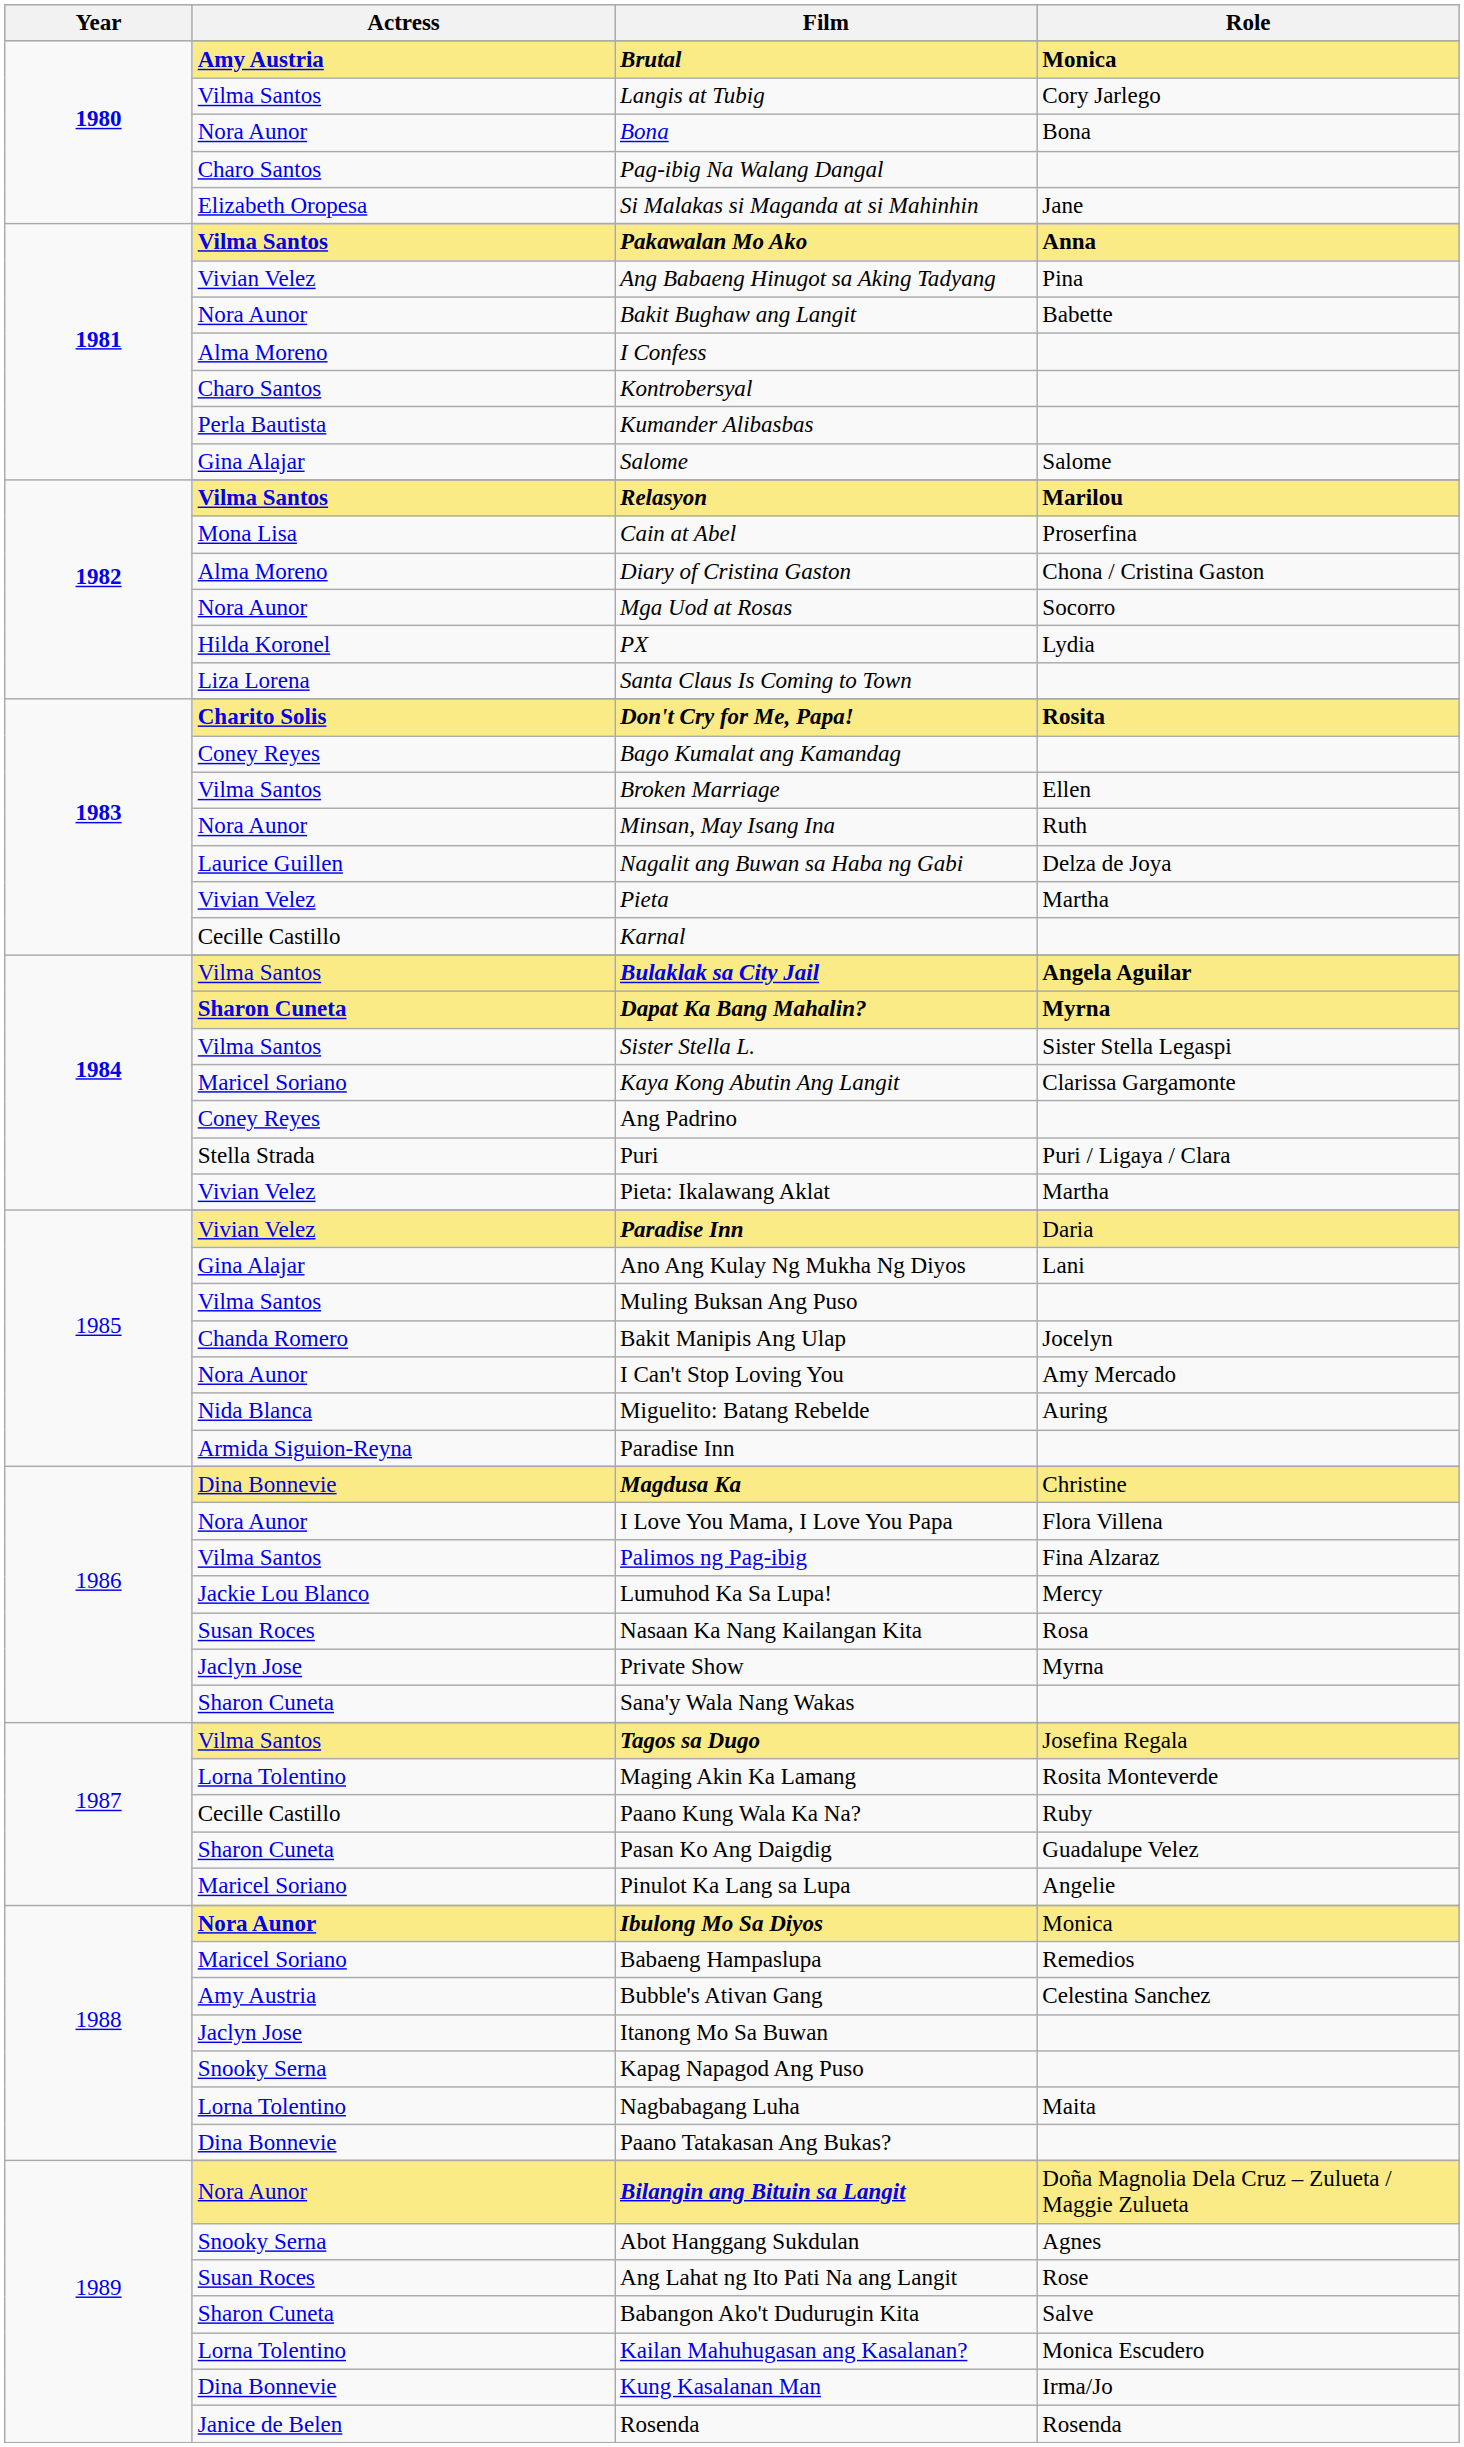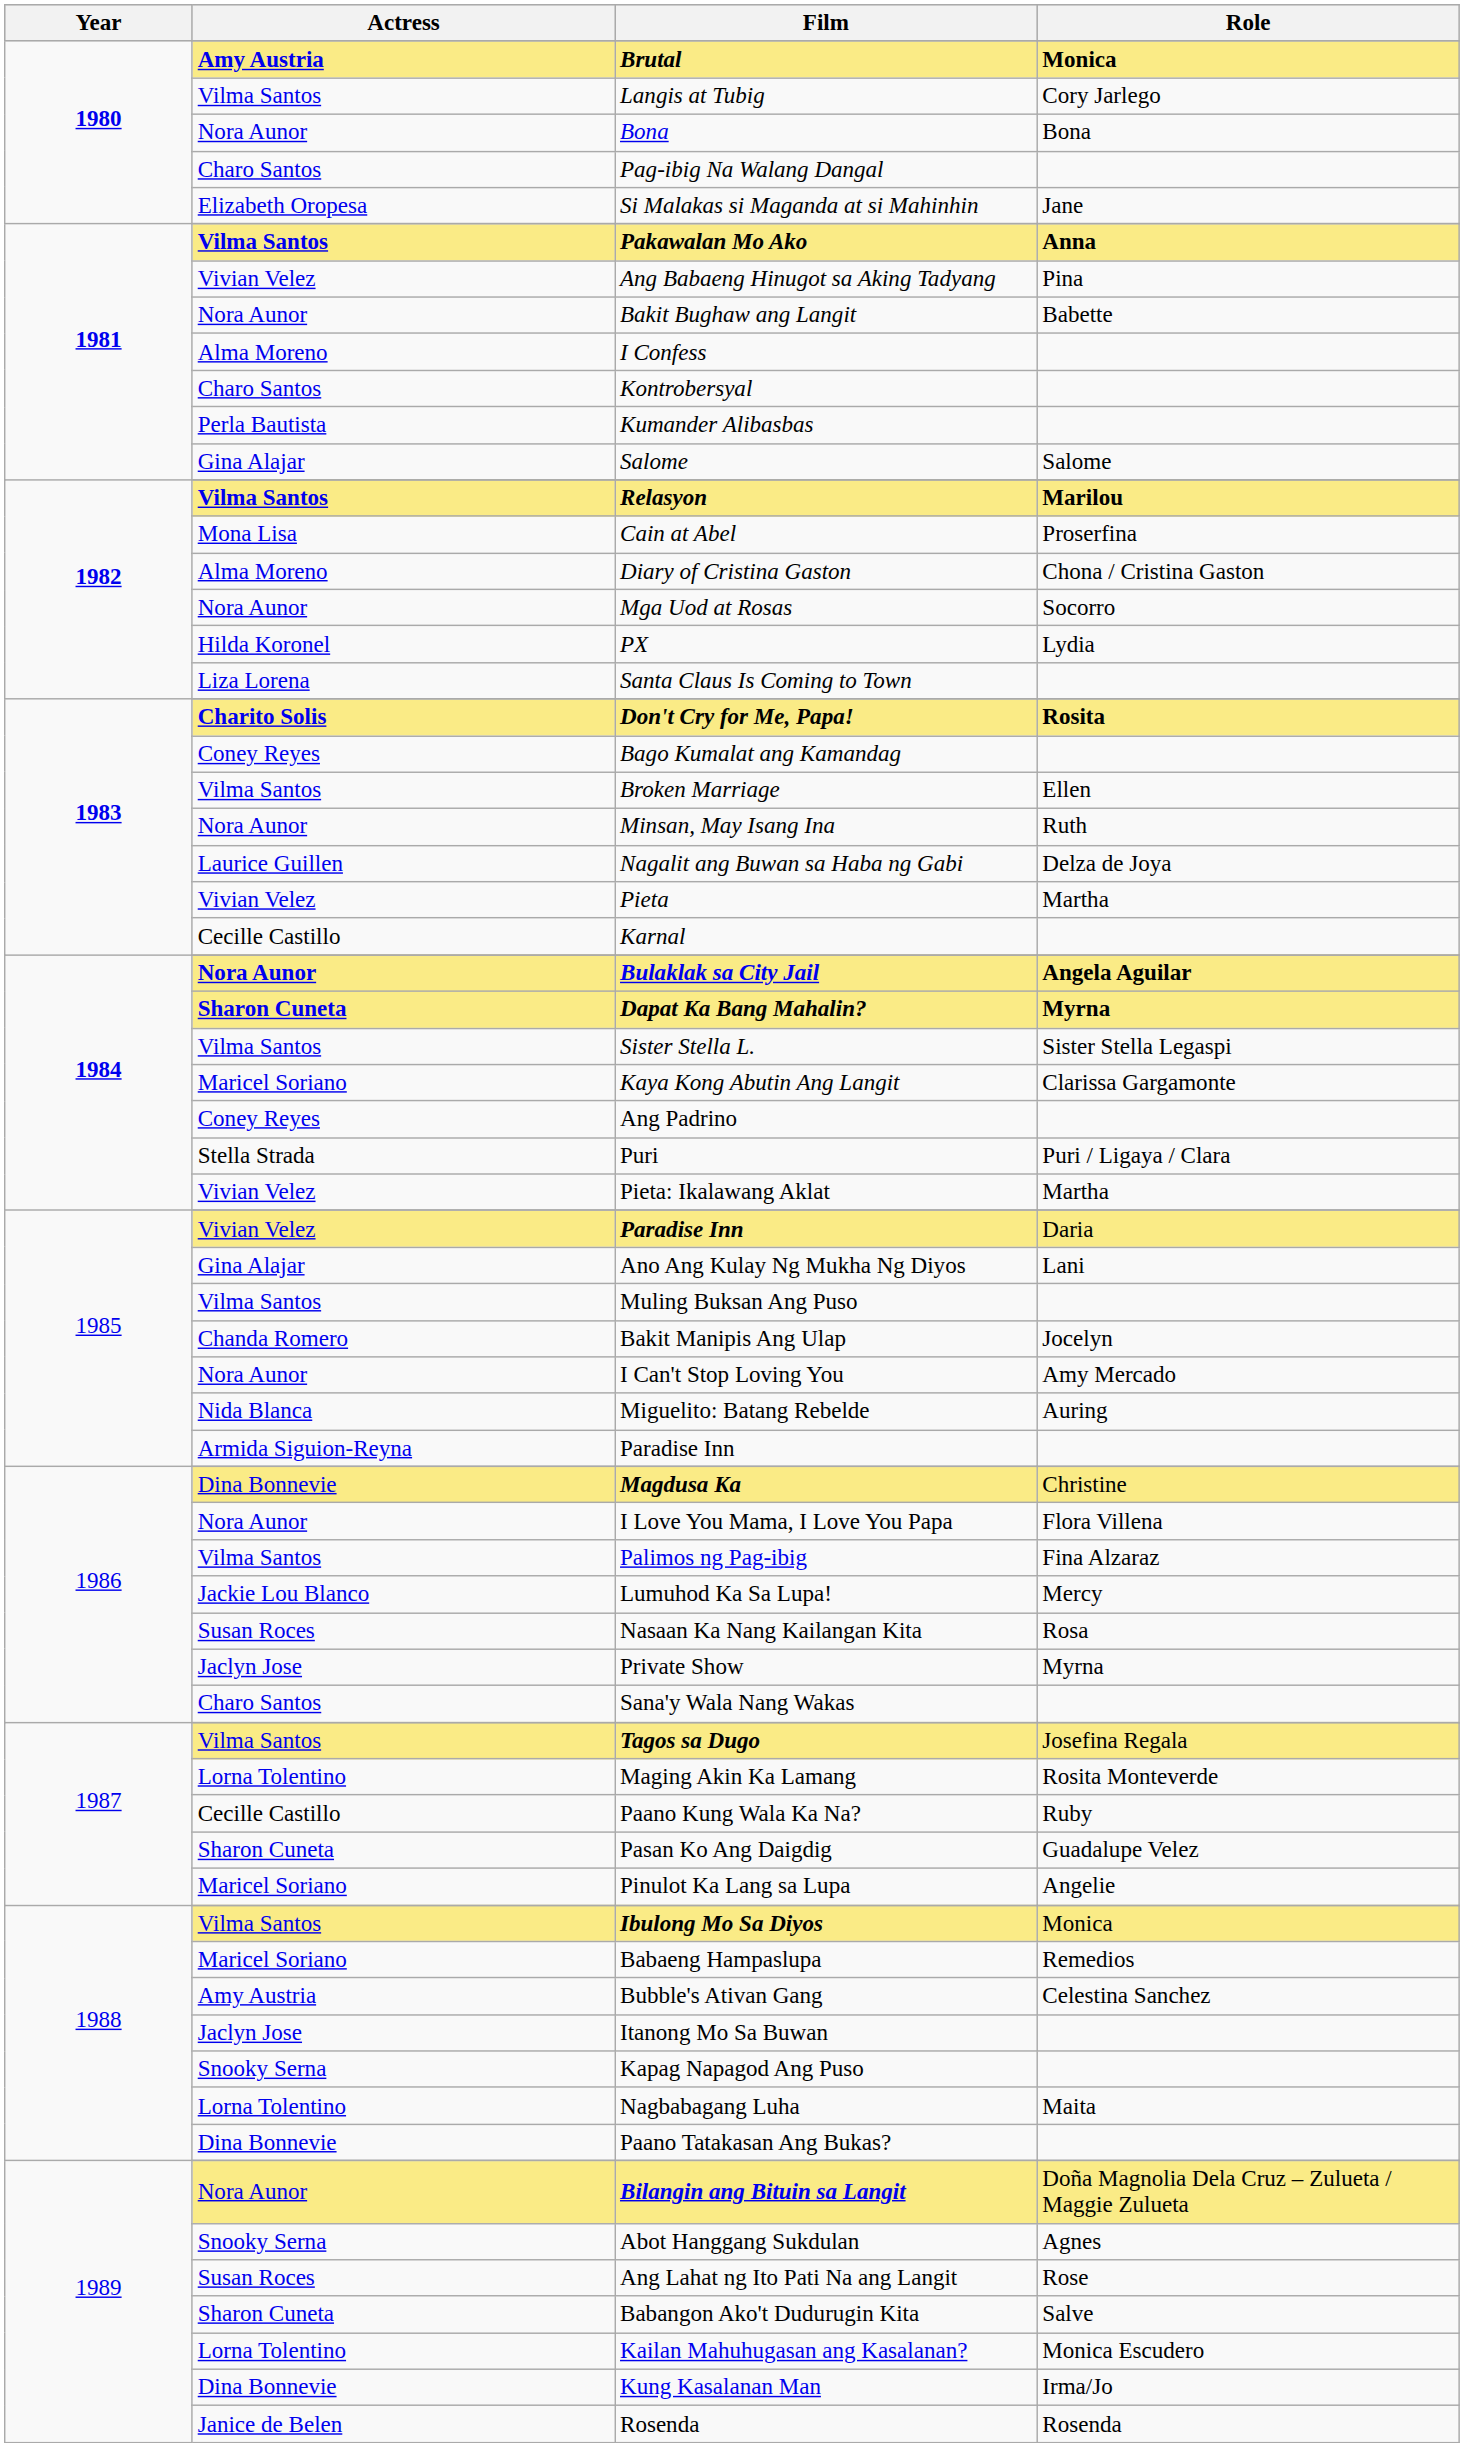(259, 972) Vilma Santos -> (257, 972) Nora Aunor
(266, 1703) Sharon Cuneta -> (259, 1703) Charo Santos
(257, 1922) Nora Aunor -> (259, 1922) Vilma Santos
